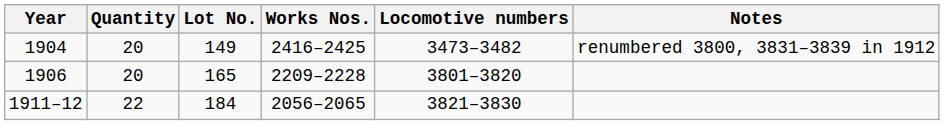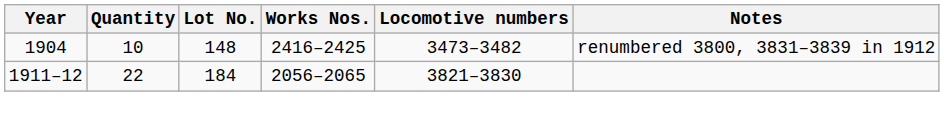(133, 48) 20 -> (133, 48) 10
(220, 48) 149 -> (220, 48) 148
- row: (46, 76)
